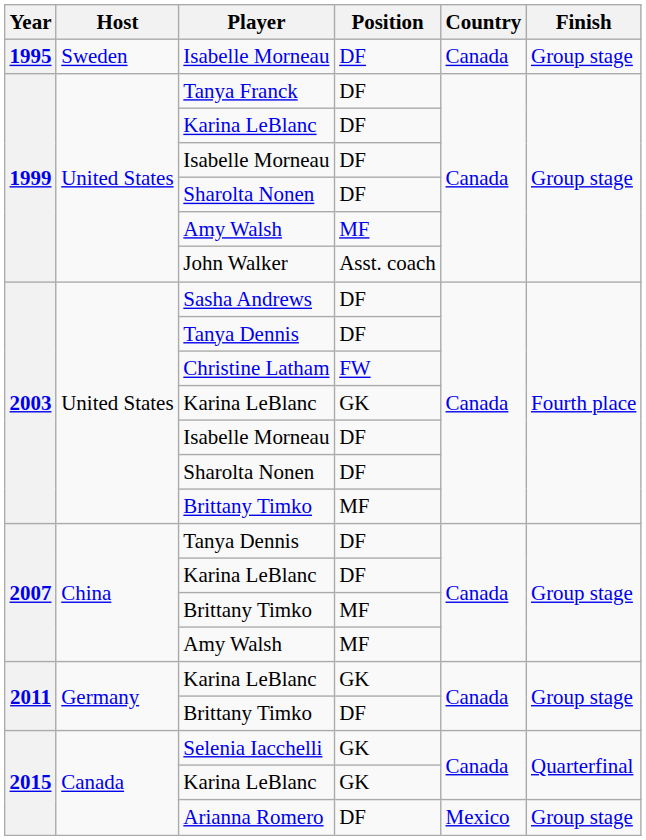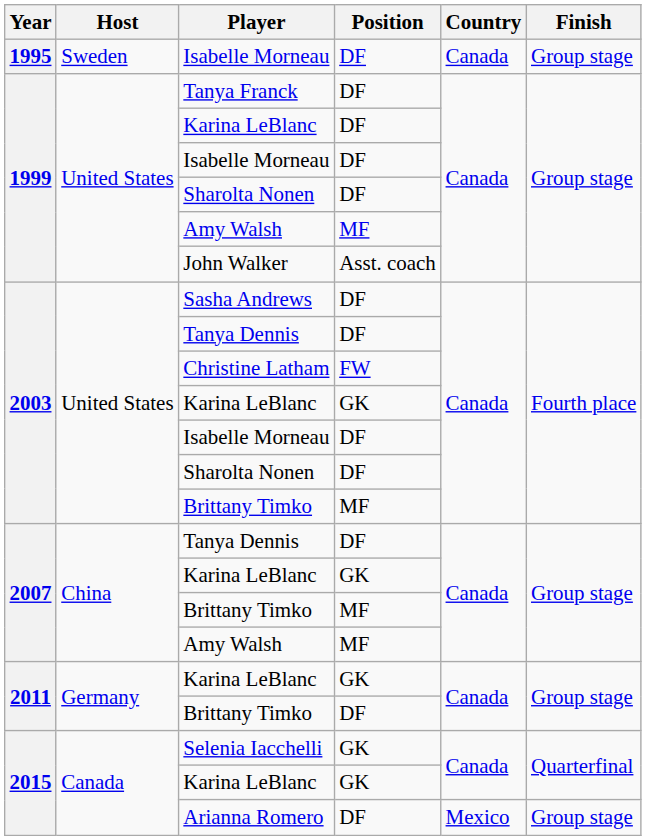(353, 575) DF -> (354, 575) GK
